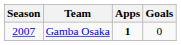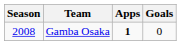(24, 31) 2007 -> (24, 31) 2008
